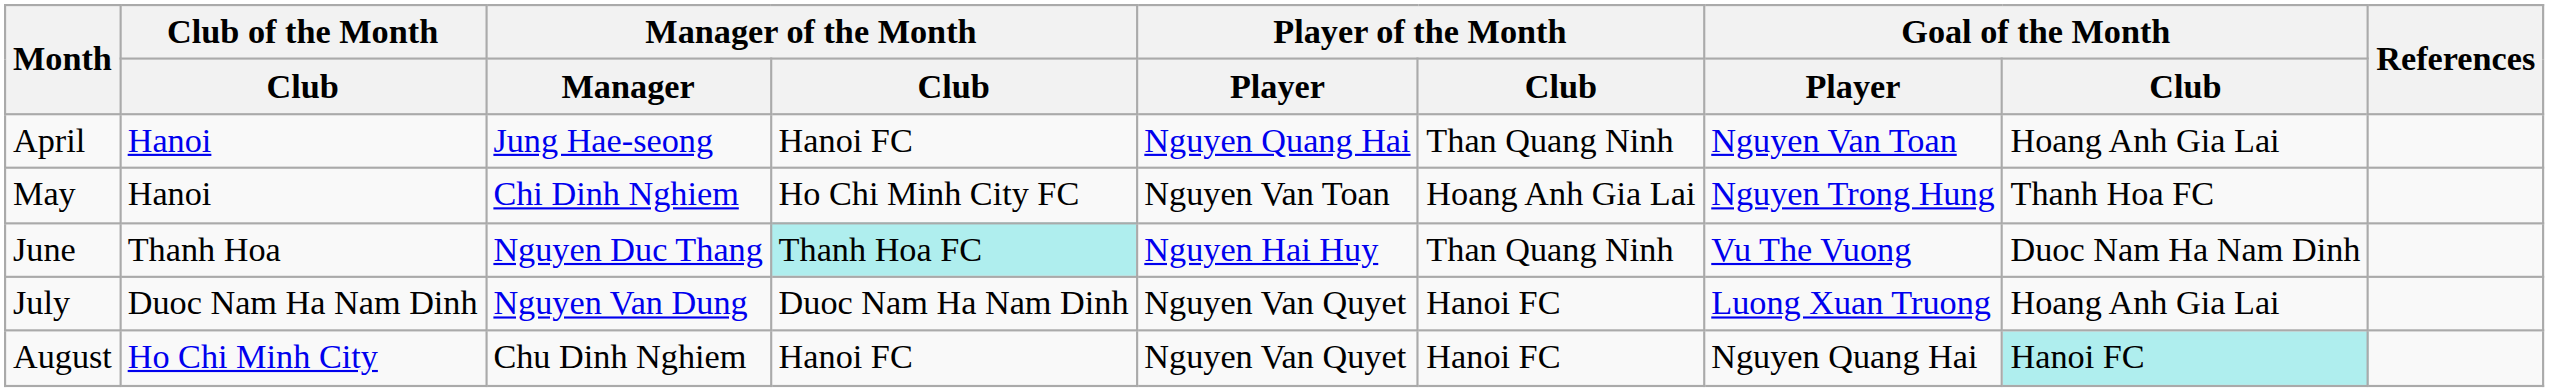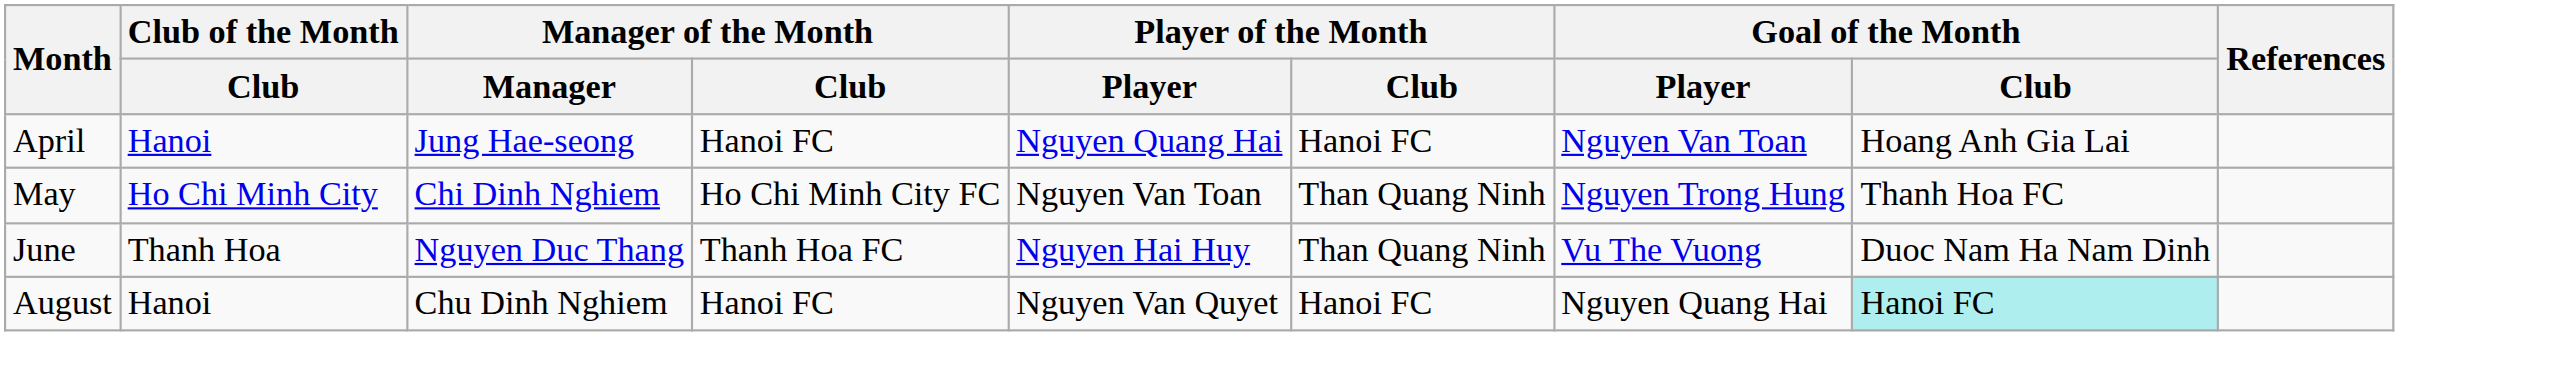(1550, 140) Than Quang Ninh -> (1365, 140) Hanoi FC
(170, 194) Hanoi -> (253, 194) Ho Chi Minh City
(1561, 194) Hoang Anh Gia Lai -> (1422, 194) Than Quang Ninh
(880, 248) paleturquoise background -> (802, 248) no background
- row: (42, 303)
(253, 357) Ho Chi Minh City -> (170, 303) Hanoi
